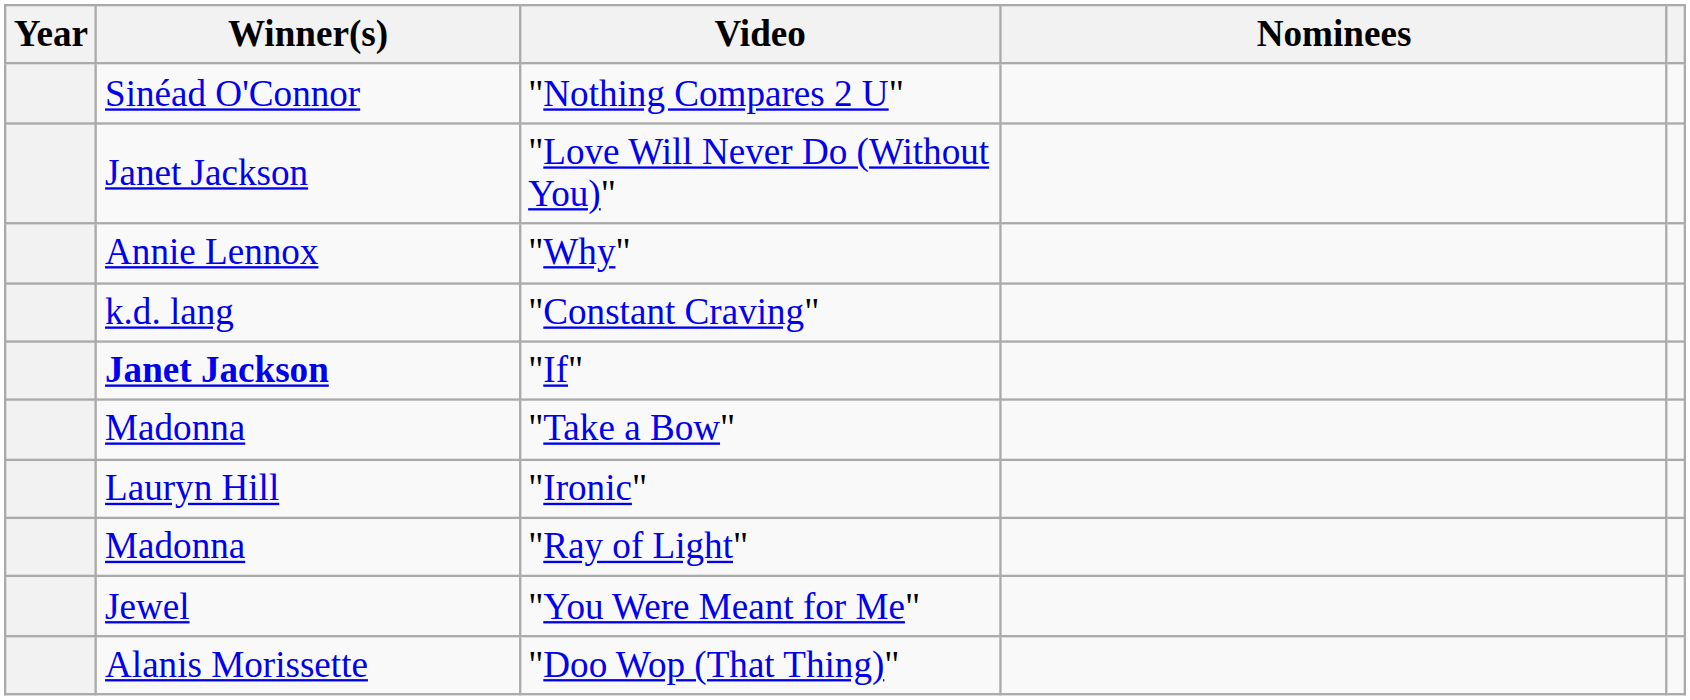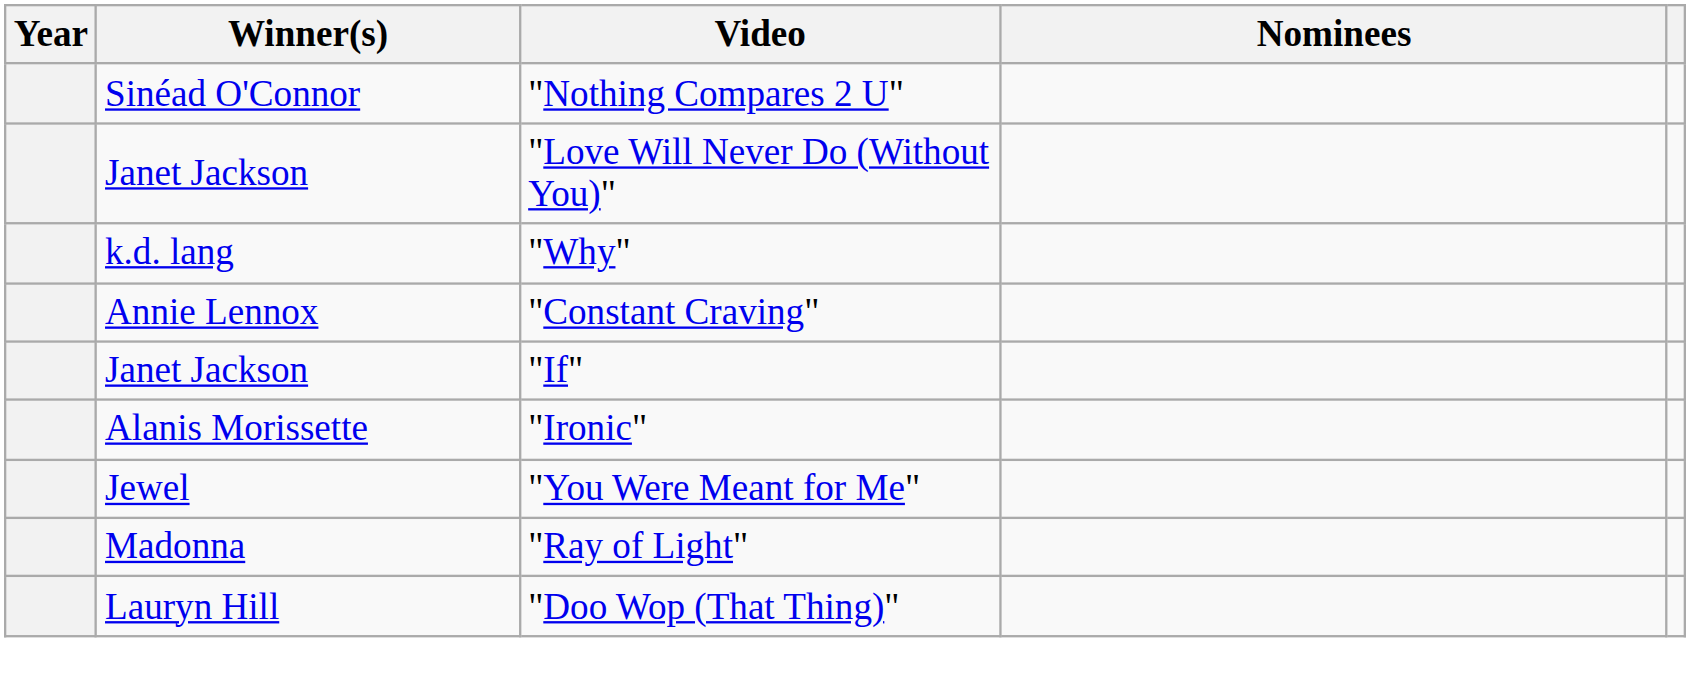(212, 252) Annie Lennox -> (169, 252) k.d. lang
(169, 311) k.d. lang -> (212, 311) Annie Lennox
(217, 370) bold -> (207, 370) normal
- row: (632, 428)
(192, 487) Lauryn Hill -> (236, 428) Alanis Morissette
rows swapped: (724, 605) <-> (638, 546)
(236, 664) Alanis Morissette -> (192, 605) Lauryn Hill
